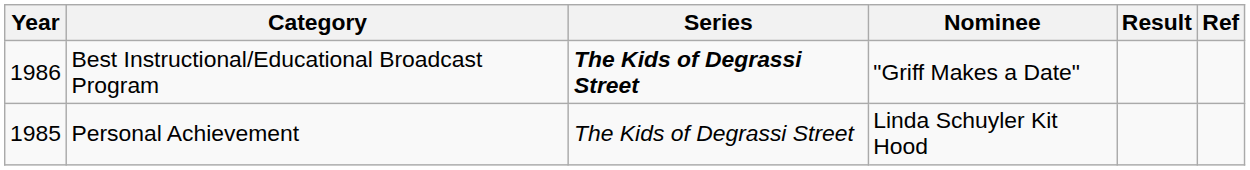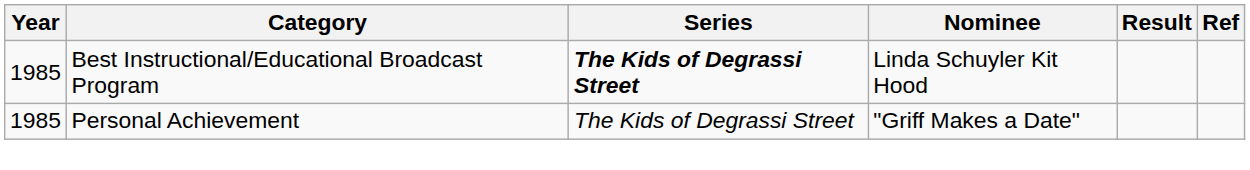(35, 71) 1986 -> (35, 71) 1985
(977, 71) "Griff Makes a Date" -> (966, 71) Linda Schuyler Kit Hood
(966, 133) Linda Schuyler Kit Hood -> (977, 120) "Griff Makes a Date"
